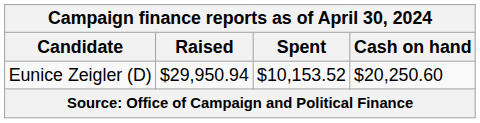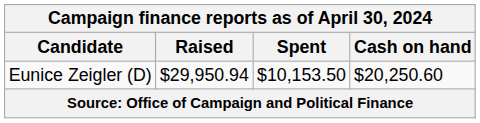(301, 74) $10,153.52 -> (301, 74) $10,153.50
